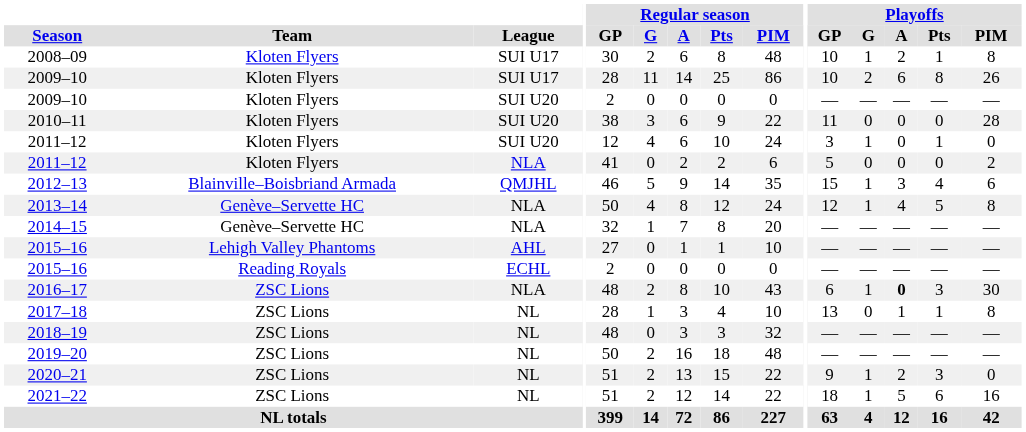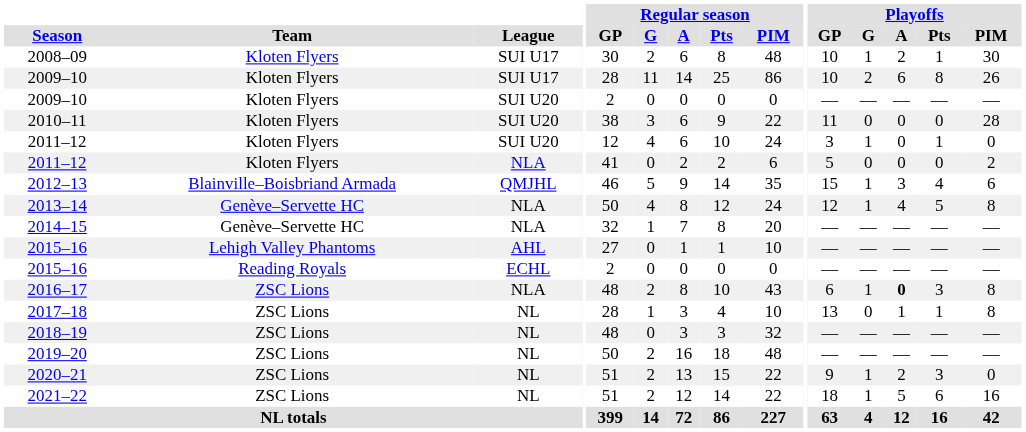(991, 56) 8 -> (991, 56) 30
(991, 290) 30 -> (991, 290) 8
